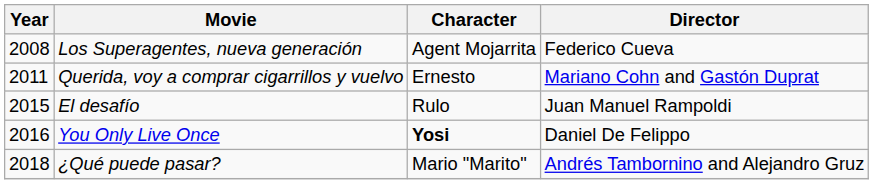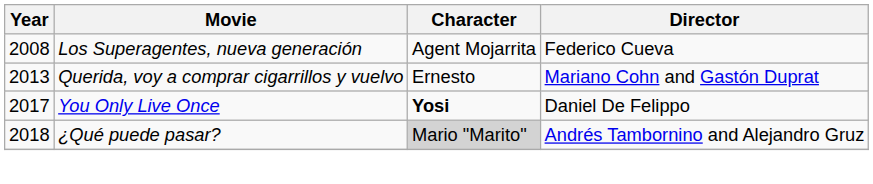(29, 77) 2011 -> (29, 77) 2013
- row: (99, 106)
(29, 135) 2016 -> (29, 106) 2017
(469, 164) no background -> (469, 135) lightgrey background
